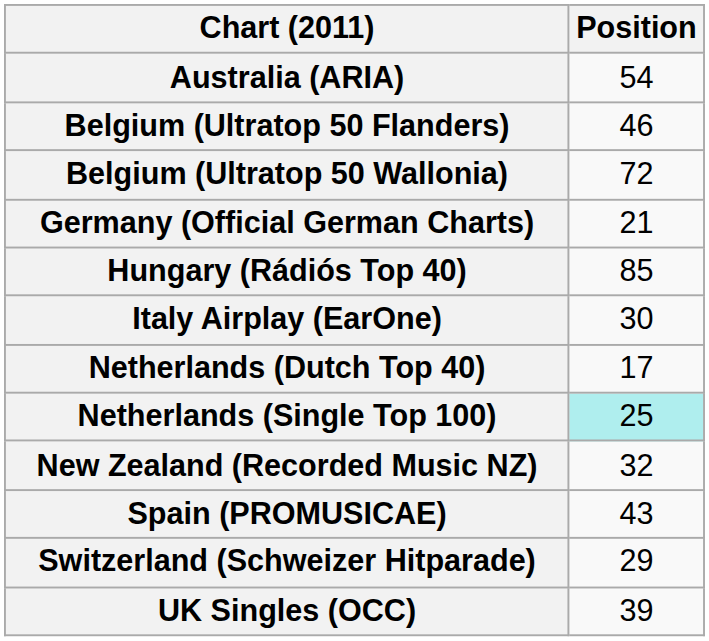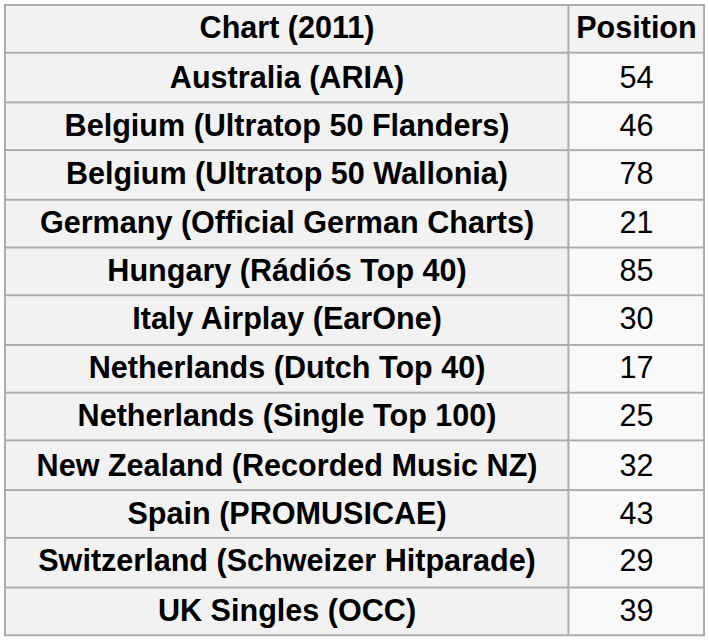(636, 174) 72 -> (636, 174) 78
(636, 416) paleturquoise background -> (636, 416) no background
